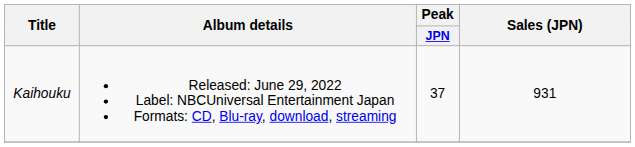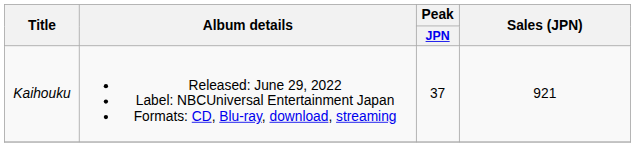(545, 93) 931 -> (545, 93) 921
